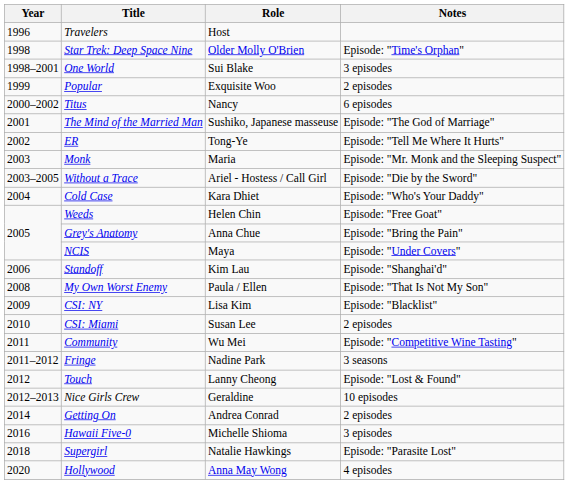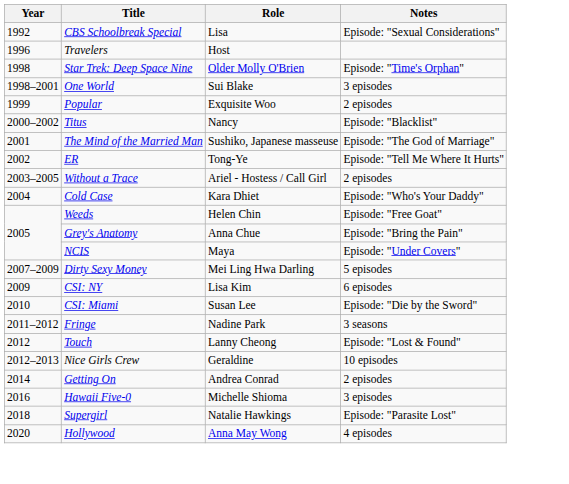+ row: (123, 31)
(368, 104) 6 episodes -> (390, 123) Episode: "Blacklist"
- row: (77, 159)
(410, 178) Episode: "Die by the Sword" -> (368, 178) 2 episodes
- row: (83, 269)
+ row: (105, 269)
- row: (116, 287)
(390, 305) Episode: "Blacklist" -> (368, 287) 6 episodes
(368, 324) 2 episodes -> (410, 305) Episode: "Die by the Sword"
- row: (91, 342)
